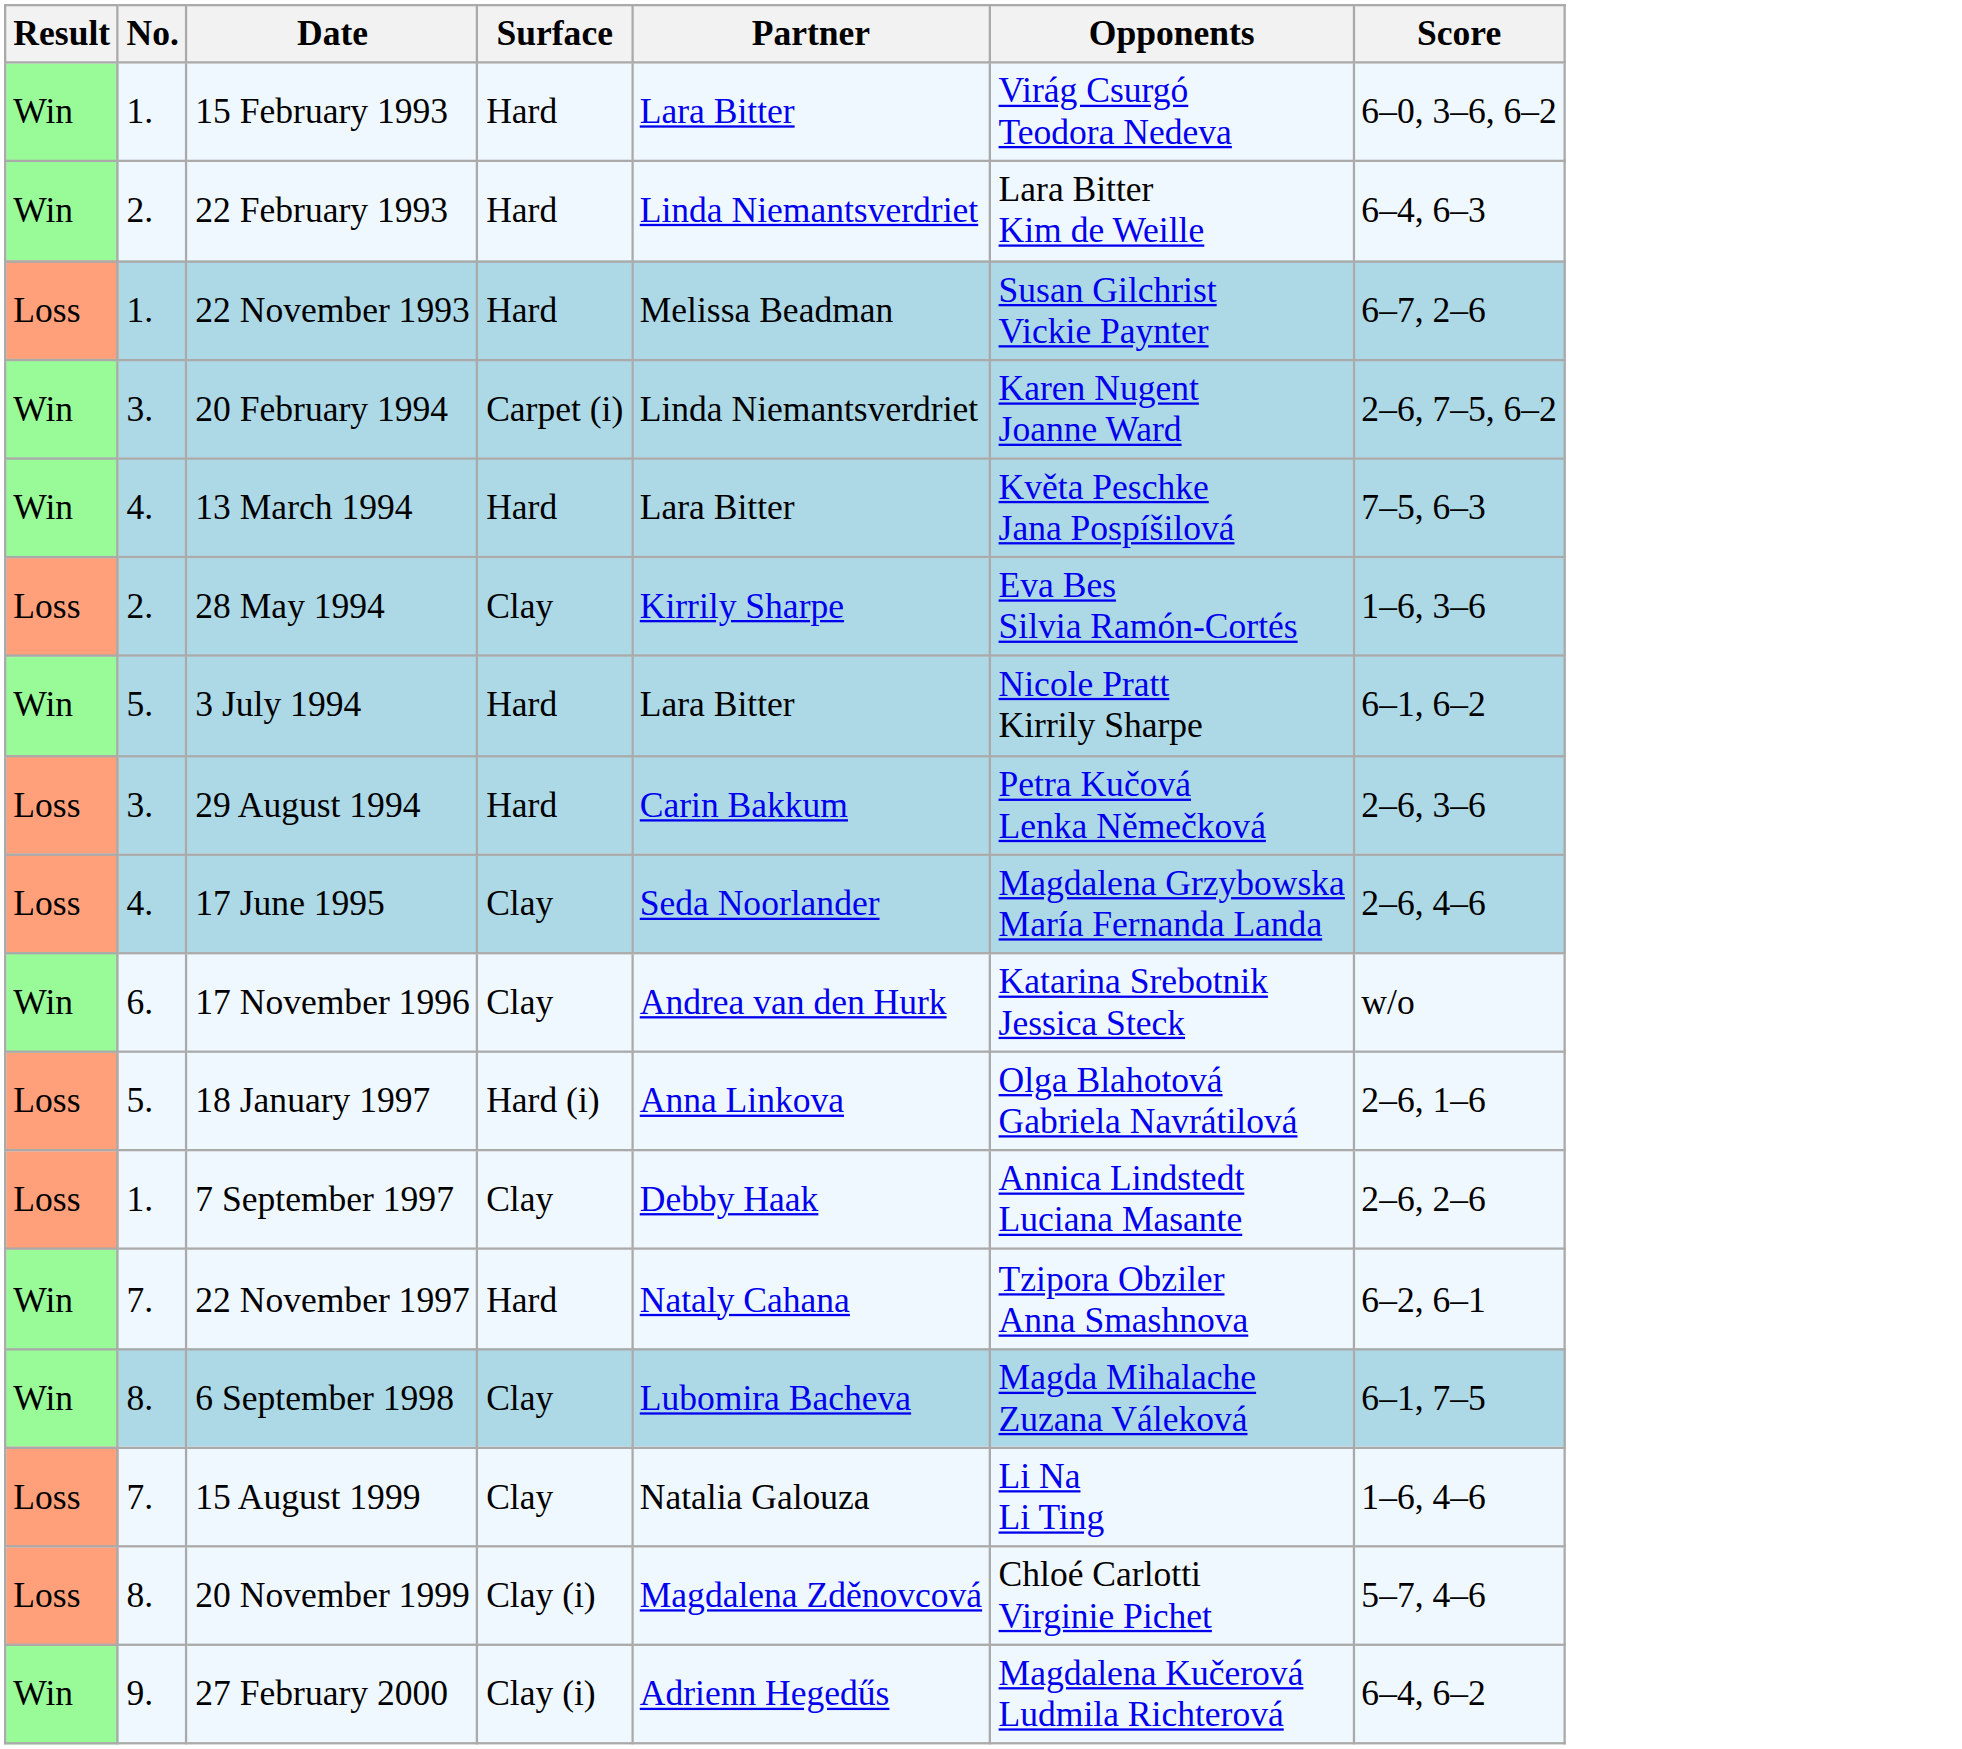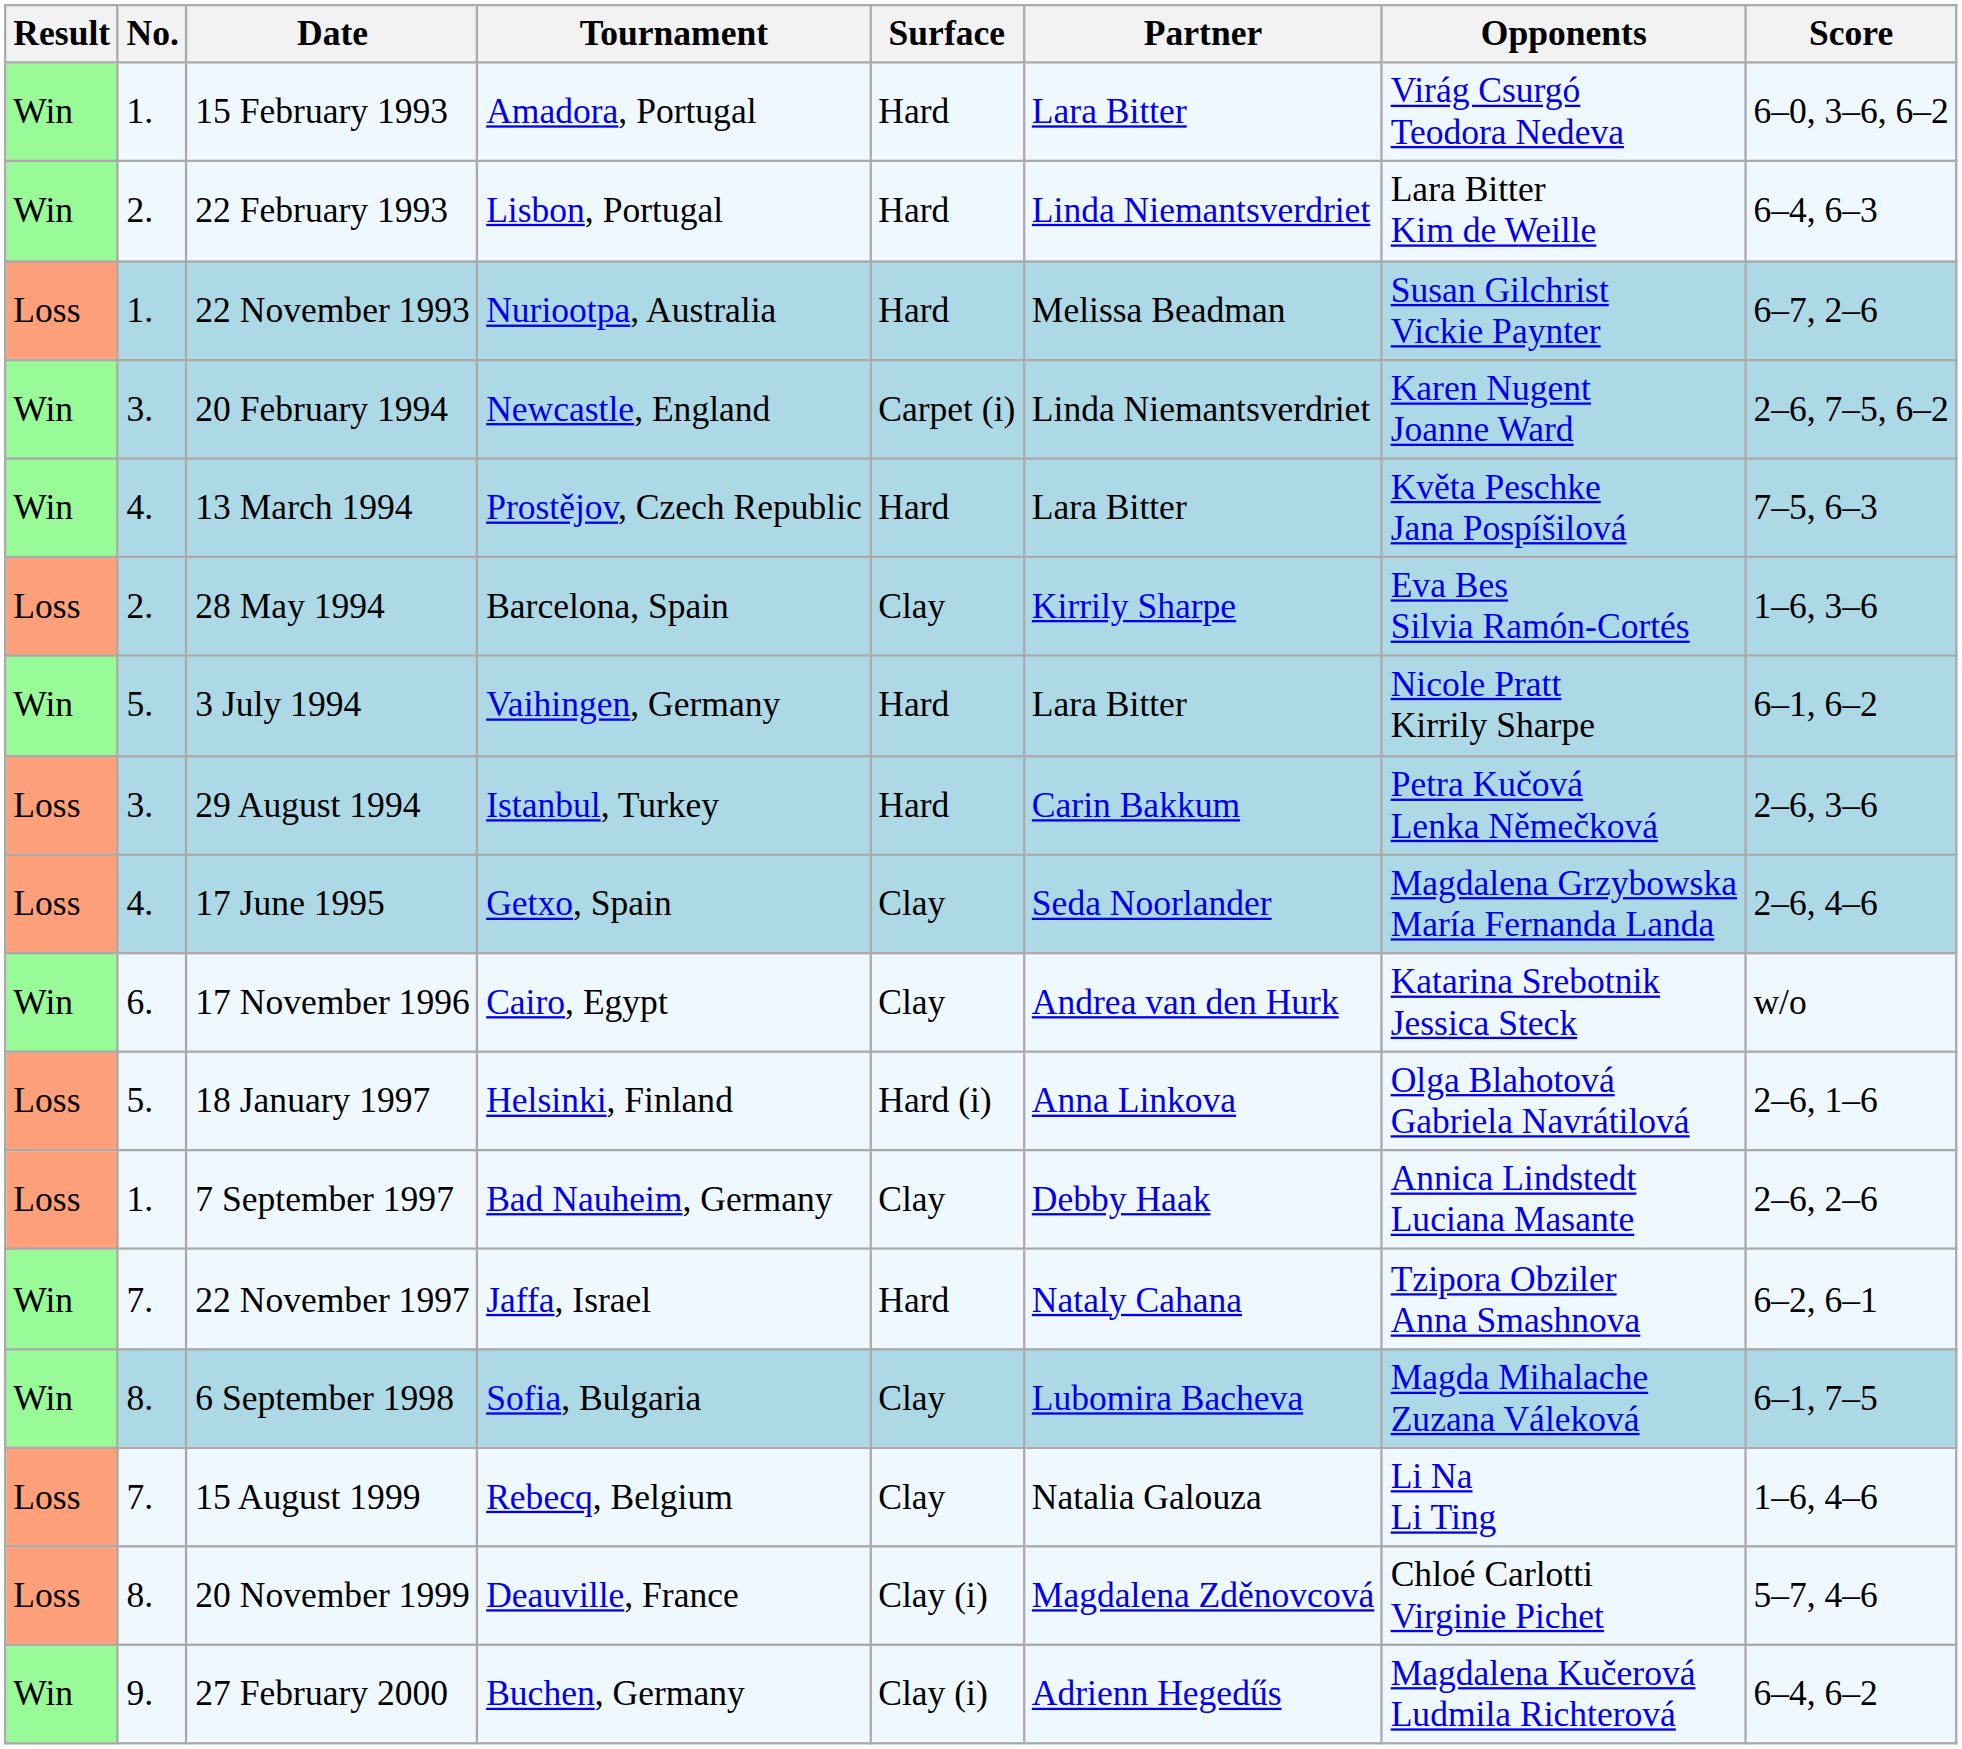+ column: (674, 32)
